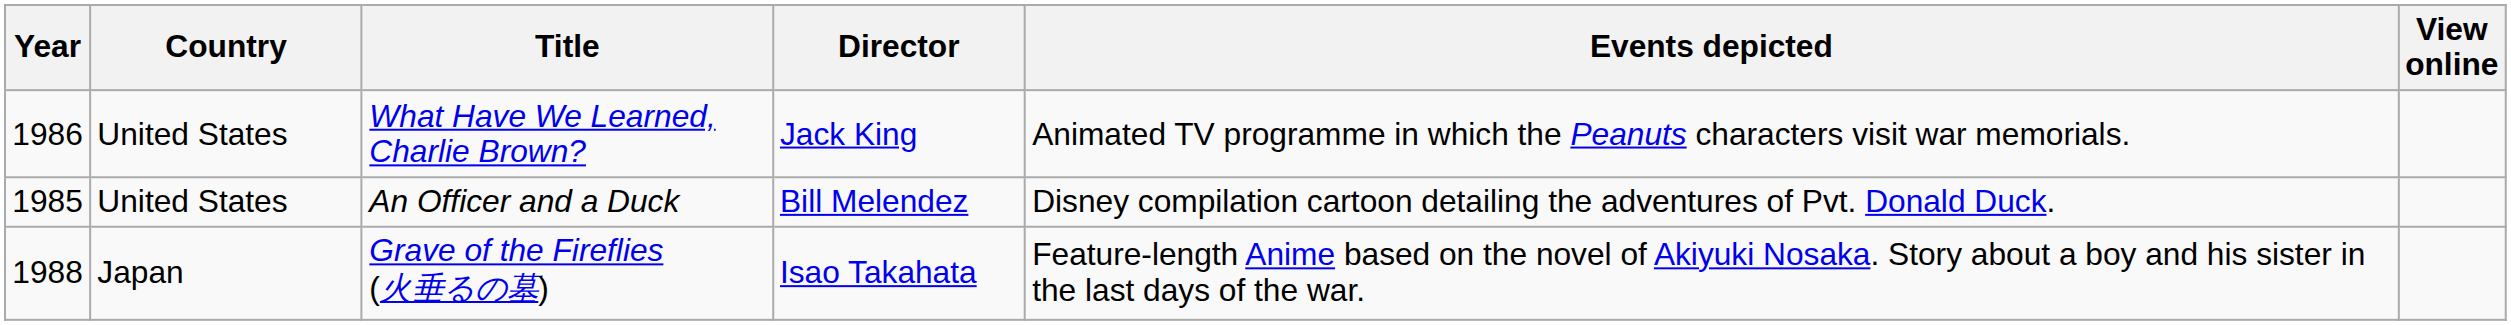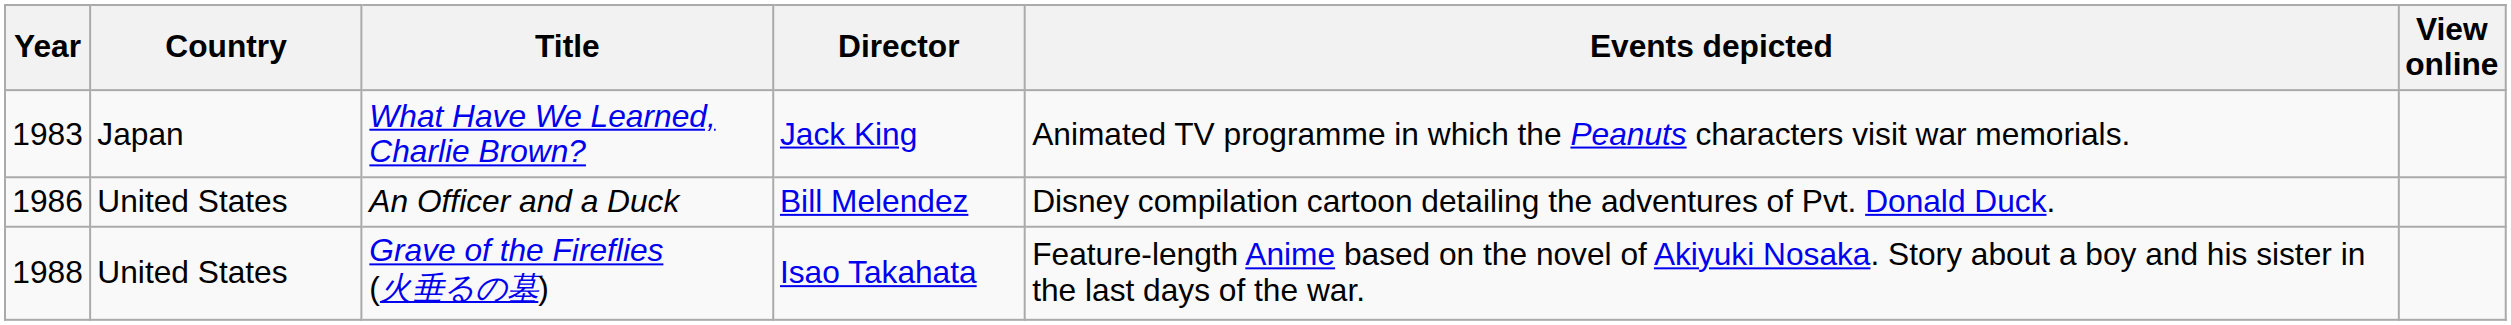(48, 133) 1986 -> (48, 133) 1983
(192, 133) United States -> (141, 133) Japan
(48, 201) 1985 -> (48, 201) 1986
(141, 272) Japan -> (192, 272) United States
